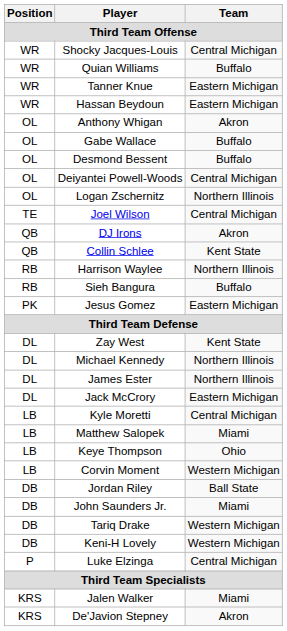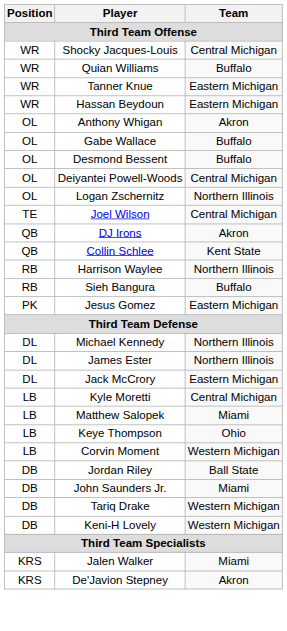- row: (120, 342)
- row: (120, 561)
